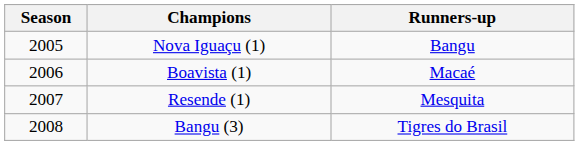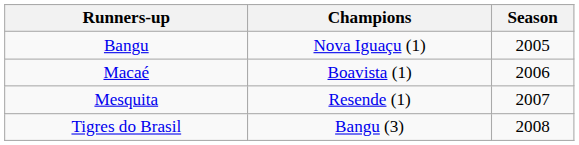columns swapped: (46, 18) <-> (452, 18)
